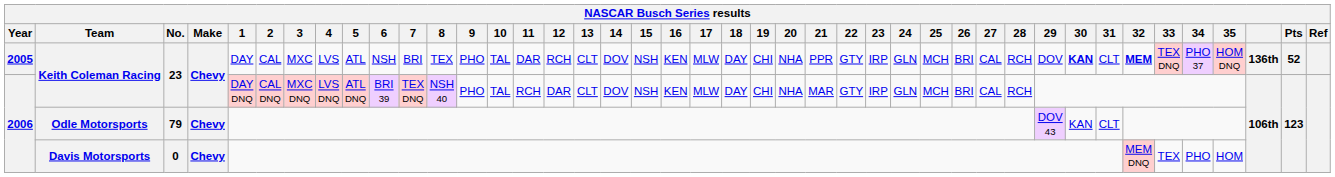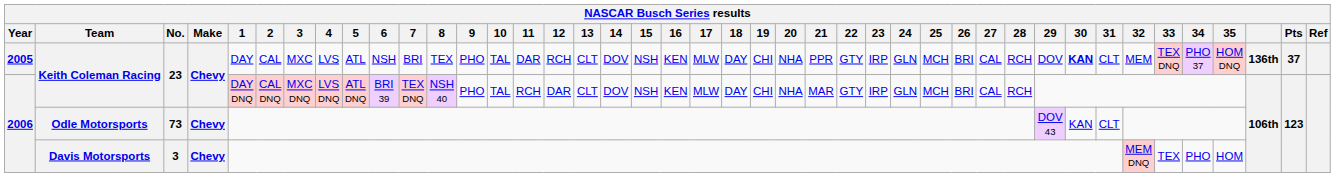(1139, 59) bold -> (1139, 59) normal
(1294, 59) 52 -> (1294, 59) 37
(176, 124) 79 -> (176, 124) 73
(176, 156) 0 -> (176, 156) 3
